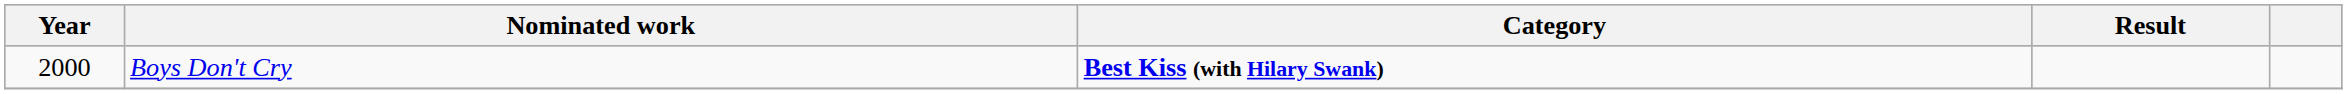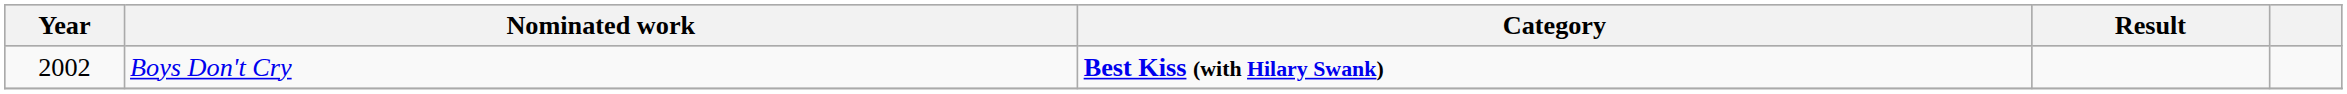(64, 66) 2000 -> (64, 66) 2002
